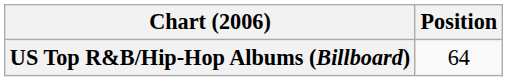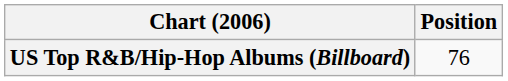(459, 57) 64 -> (459, 57) 76
